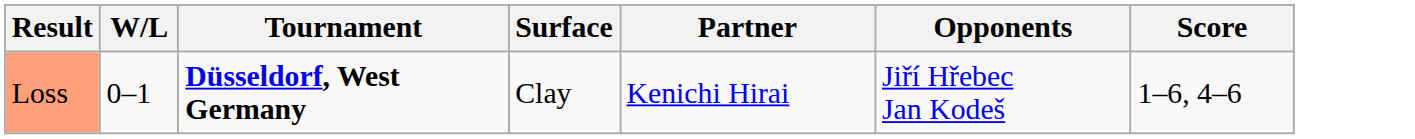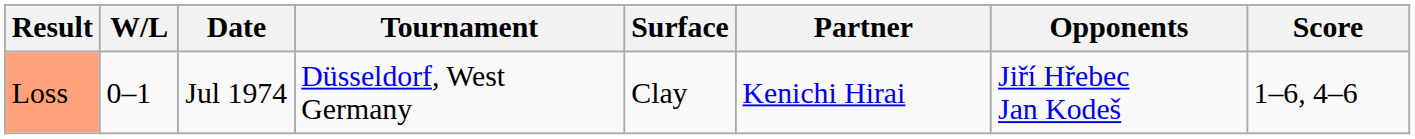+ column: (236, 28)
(293, 92) bold -> (403, 92) normal
